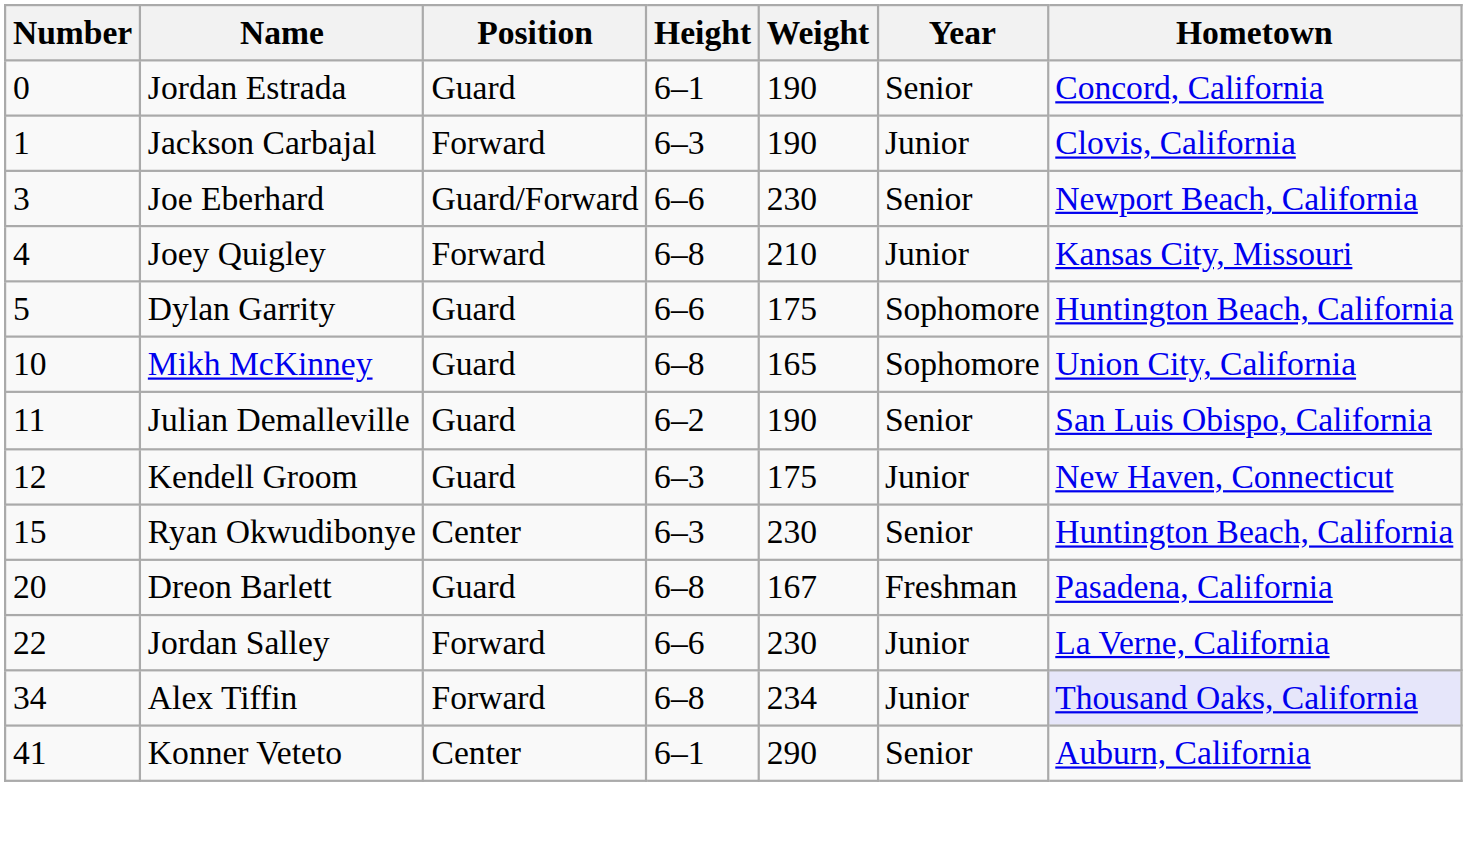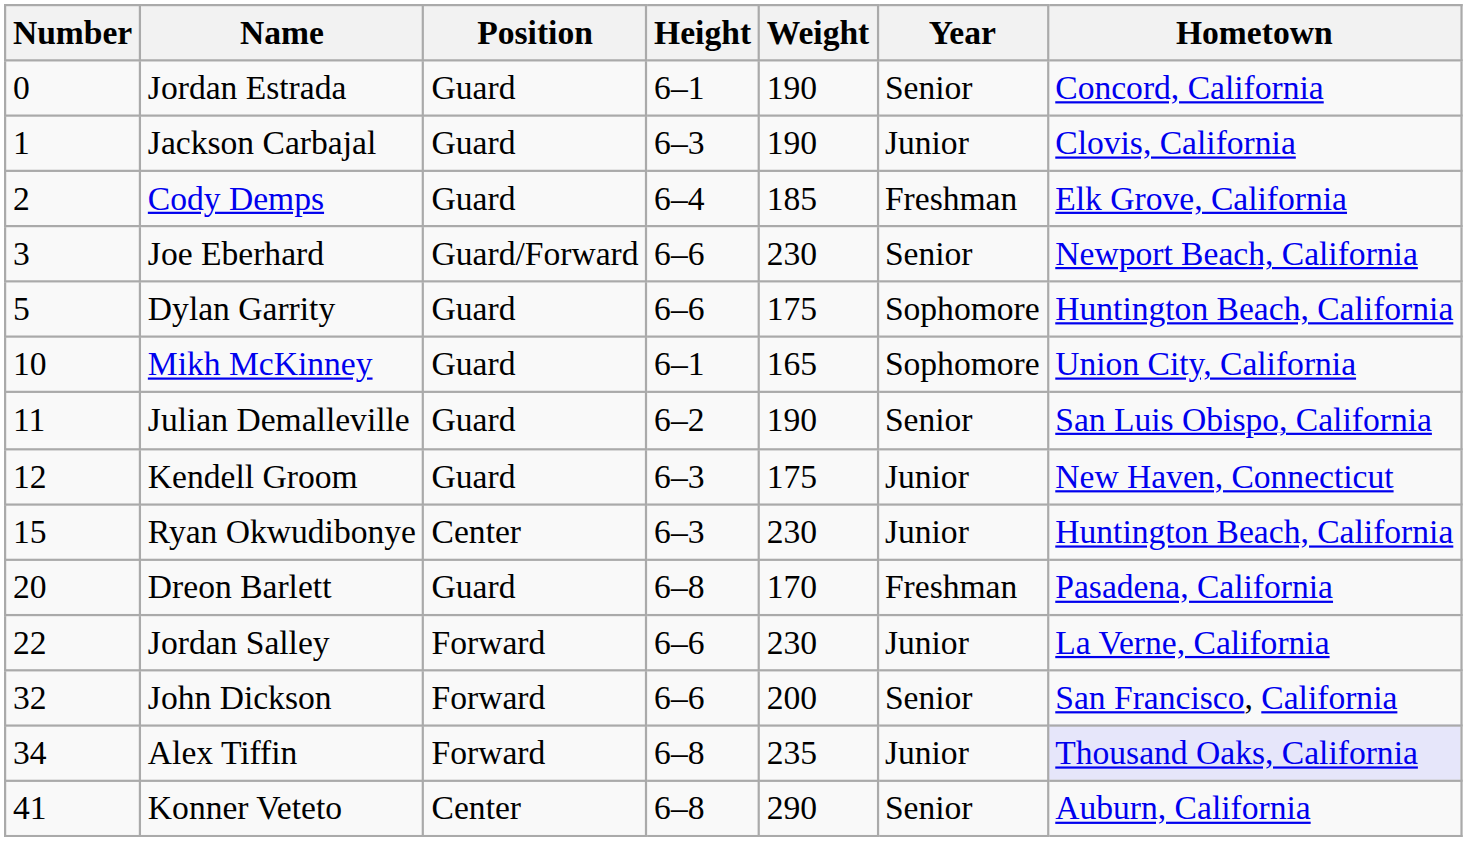(488, 143) Forward -> (474, 143) Guard
+ row: (236, 198)
- row: (237, 253)
(679, 364) 6–8 -> (679, 364) 6–1
(929, 530) Senior -> (927, 530) Junior
(792, 586) 167 -> (792, 586) 170
+ row: (240, 697)
(792, 697) 234 -> (792, 752) 235
(679, 752) 6–1 -> (679, 807) 6–8
